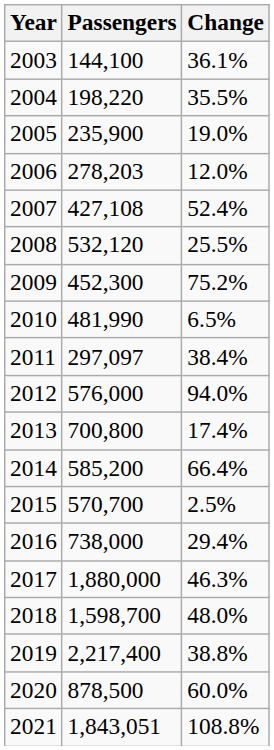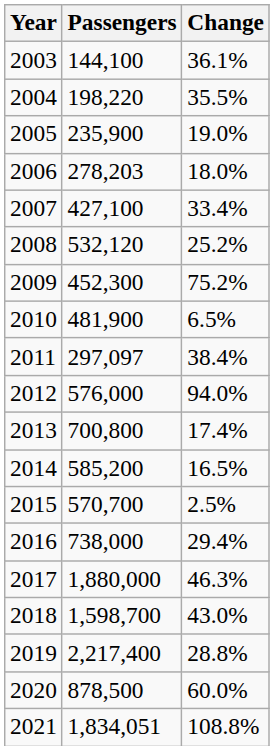(218, 171) 12.0% -> (218, 171) 18.0%
(106, 208) 427,108 -> (106, 208) 427,100
(218, 208) 52.4% -> (218, 208) 33.4%
(218, 245) 25.5% -> (218, 245) 25.2%
(106, 319) 481,990 -> (106, 319) 481,900
(218, 467) 66.4% -> (218, 467) 16.5%
(218, 615) 48.0% -> (218, 615) 43.0%
(218, 652) 38.8% -> (218, 652) 28.8%
(114, 726) 1,843,051 -> (114, 726) 1,834,051
